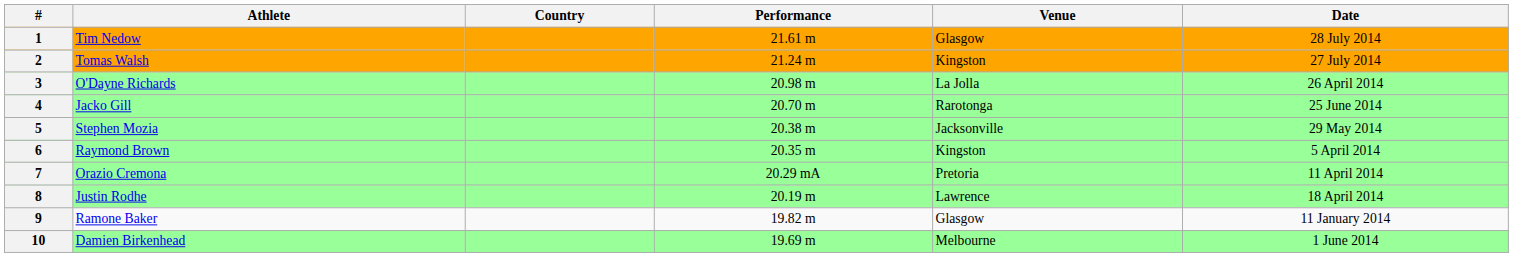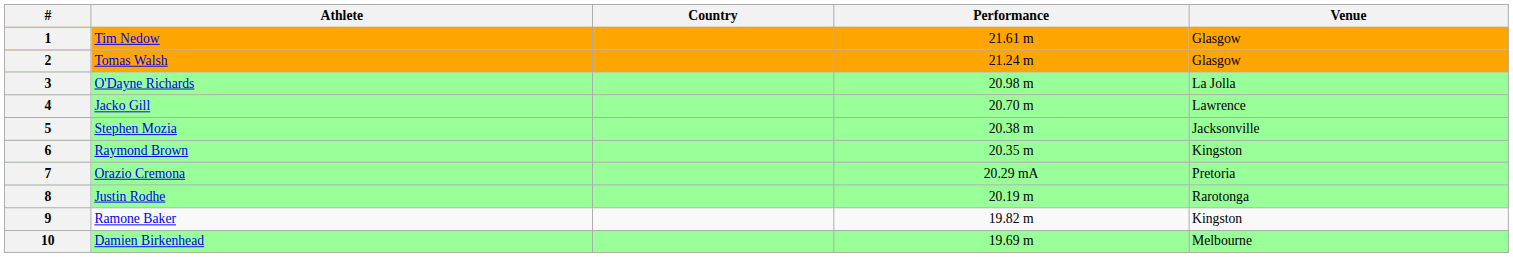- column: (1345, 16)
(961, 61) Kingston -> (1216, 61) Glasgow
(964, 106) Rarotonga -> (1219, 106) Lawrence
(963, 196) Lawrence -> (1221, 196) Rarotonga
(960, 219) Glasgow -> (1217, 219) Kingston
